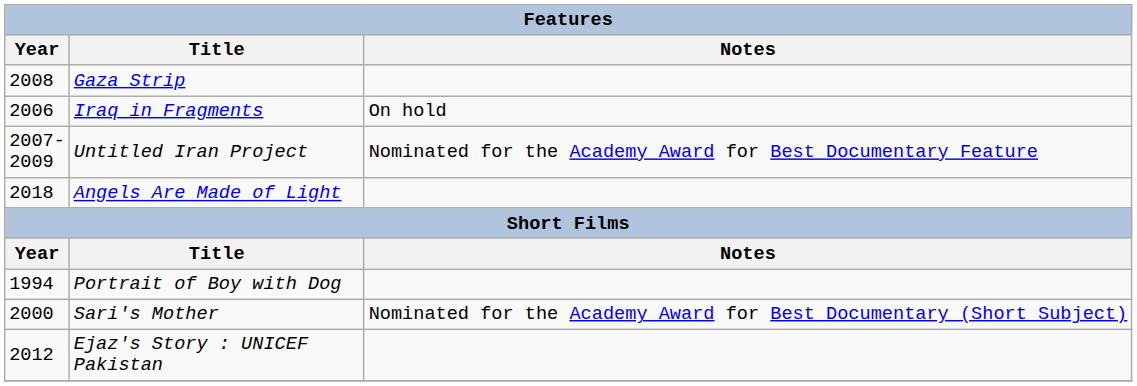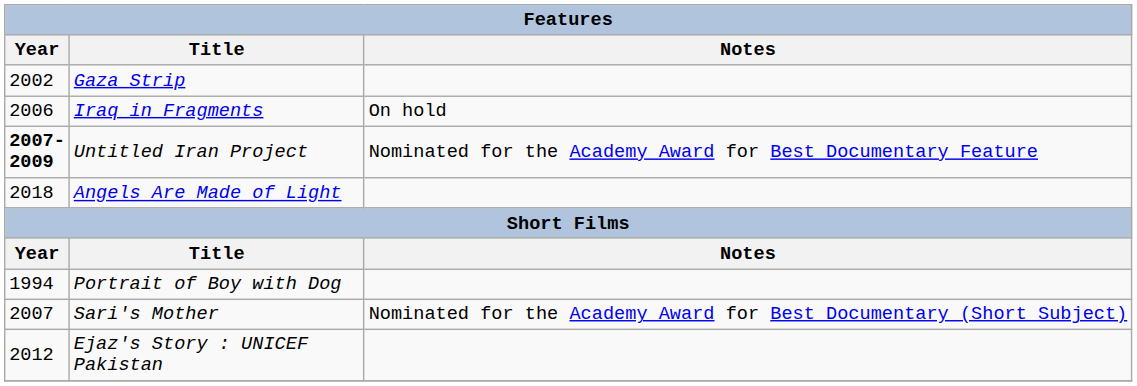(31, 80) 2008 -> (31, 80) 2002
(37, 152) normal -> (37, 152) bold
(31, 314) 2000 -> (31, 314) 2007
